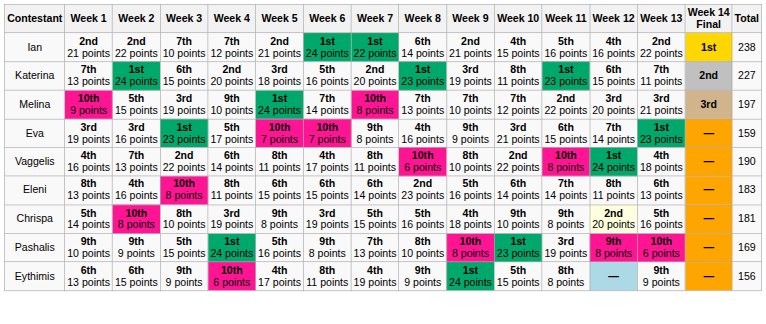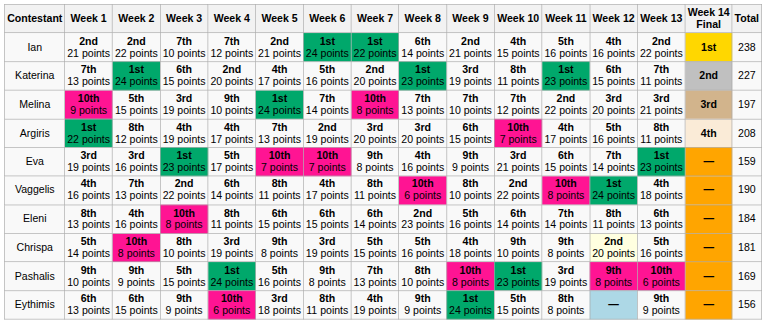(280, 76) 3rd 18 points -> (280, 76) 4th 17 points
+ row: (35, 133)
(747, 190) 183 -> (747, 219) 184
(280, 276) 4th 17 points -> (280, 305) 3rd 18 points
